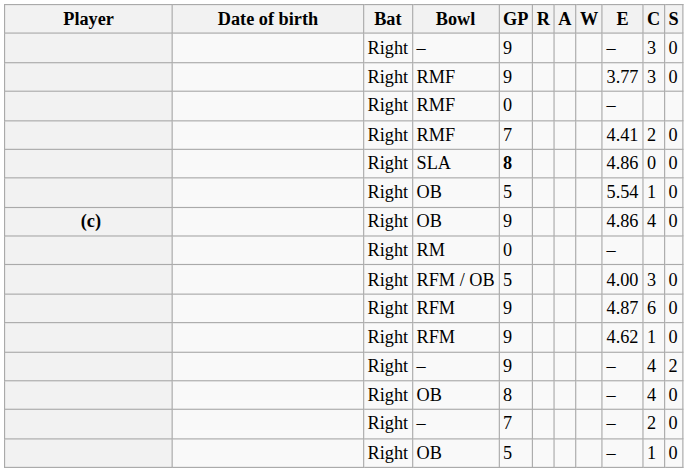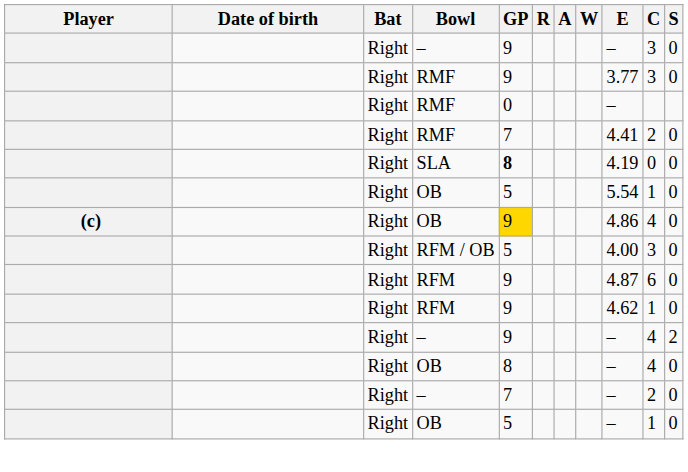(623, 163) 4.86 -> (623, 163) 4.19
(508, 221) no background -> (508, 221) gold background
- row: (89, 250)
